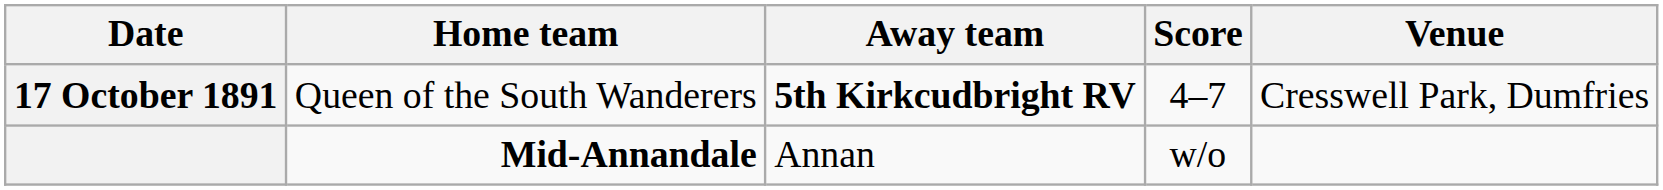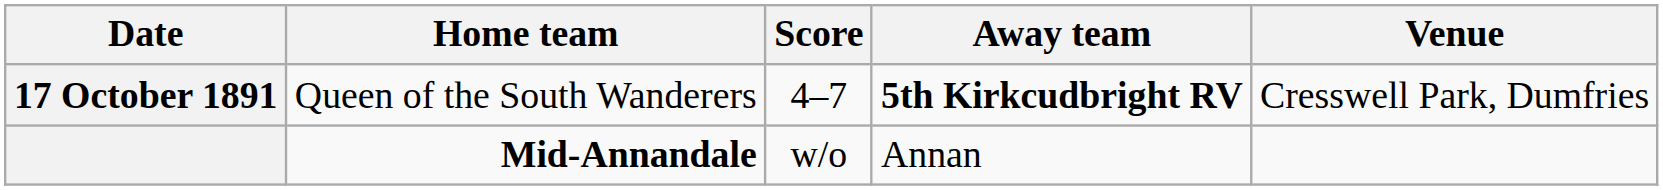columns swapped: (1198, 34) <-> (955, 34)
